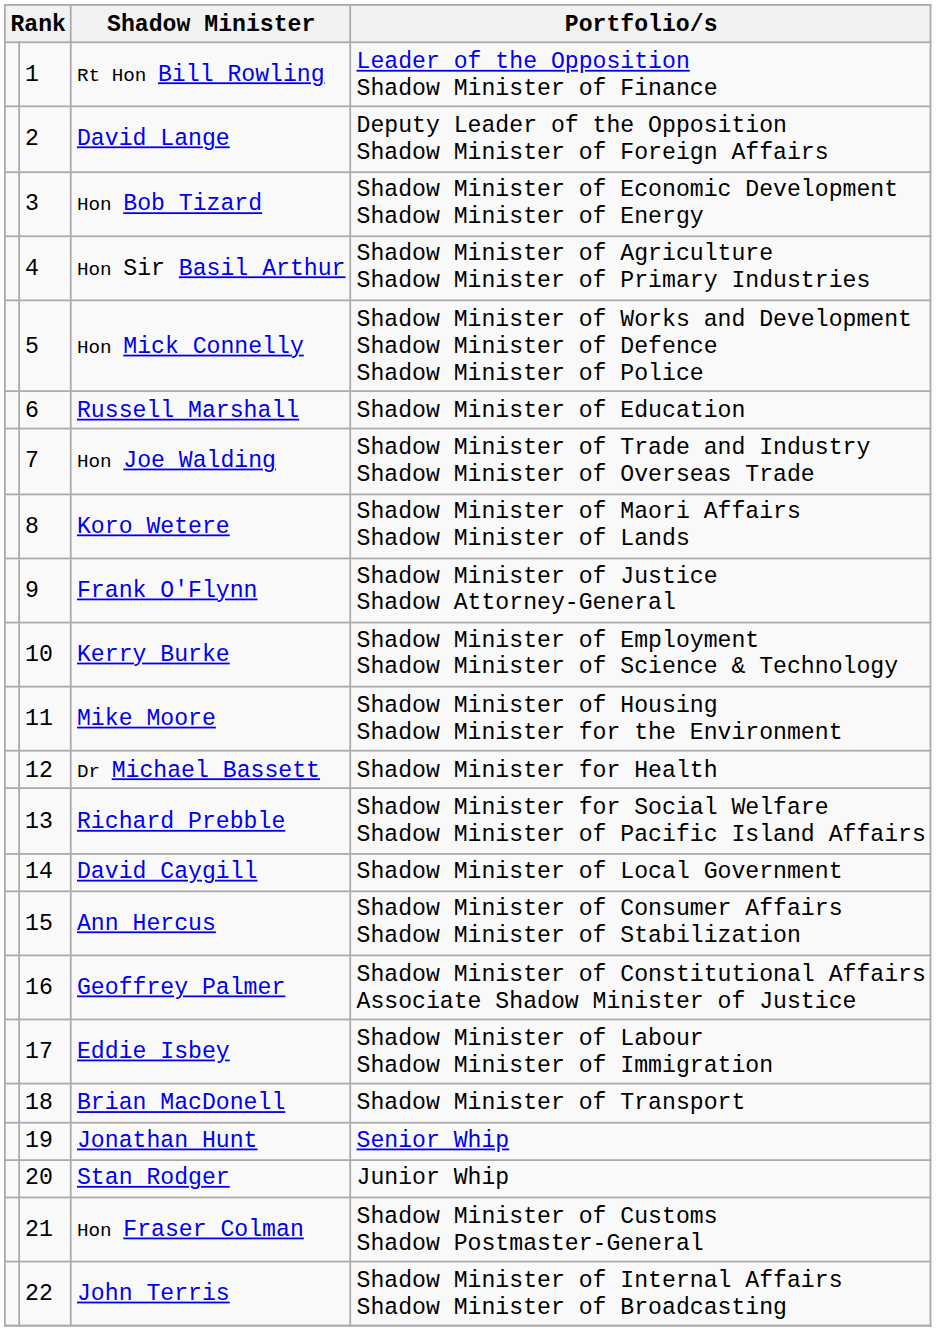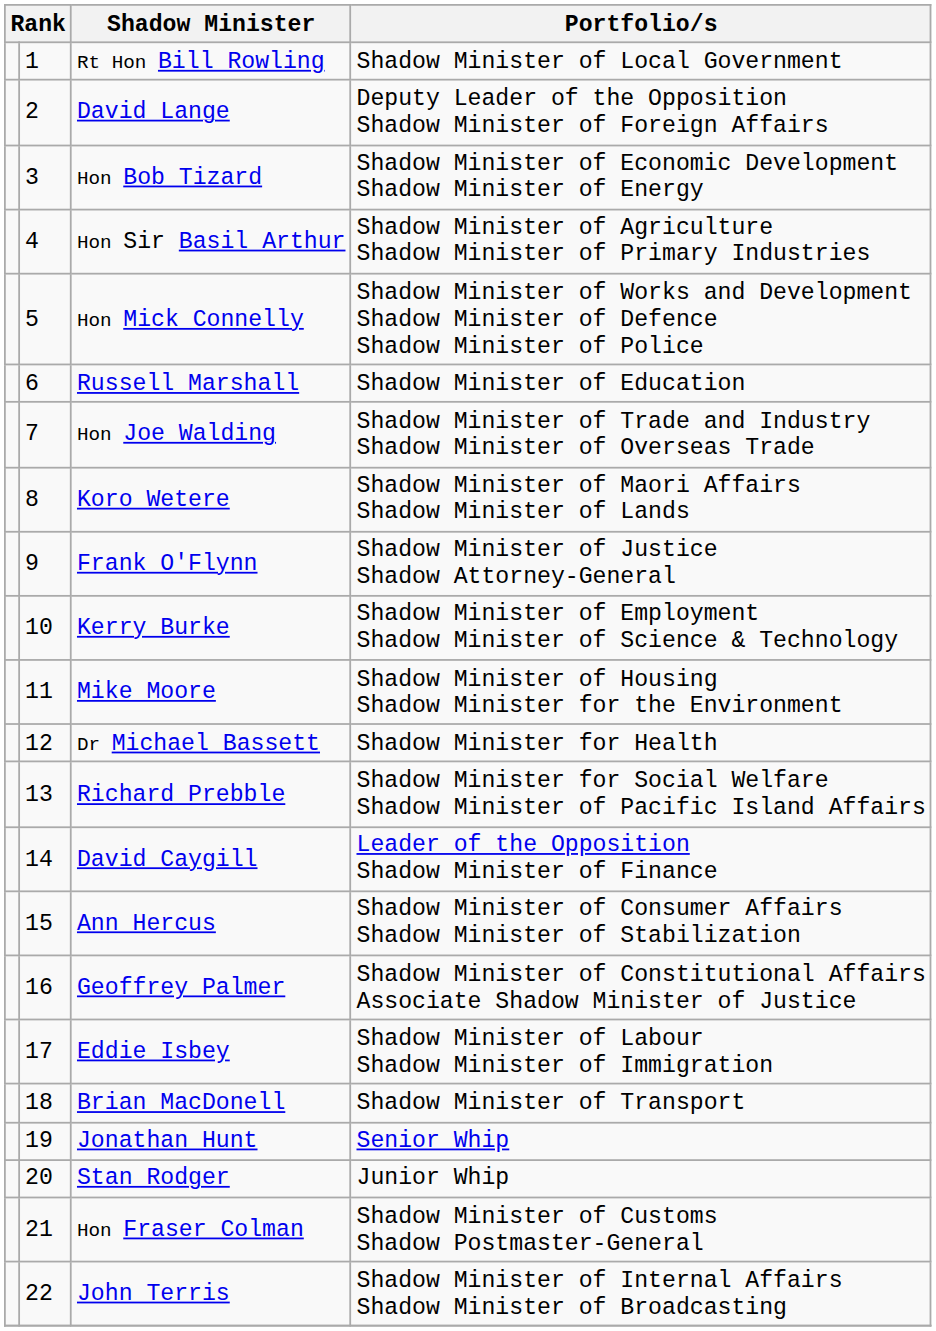(537, 75) Leader of the Opposition Shadow Minister of Finance -> (600, 61) Shadow Minister of Local Government
(600, 872) Shadow Minister of Local Government -> (537, 859) Leader of the Opposition Shadow Minister of Finance
